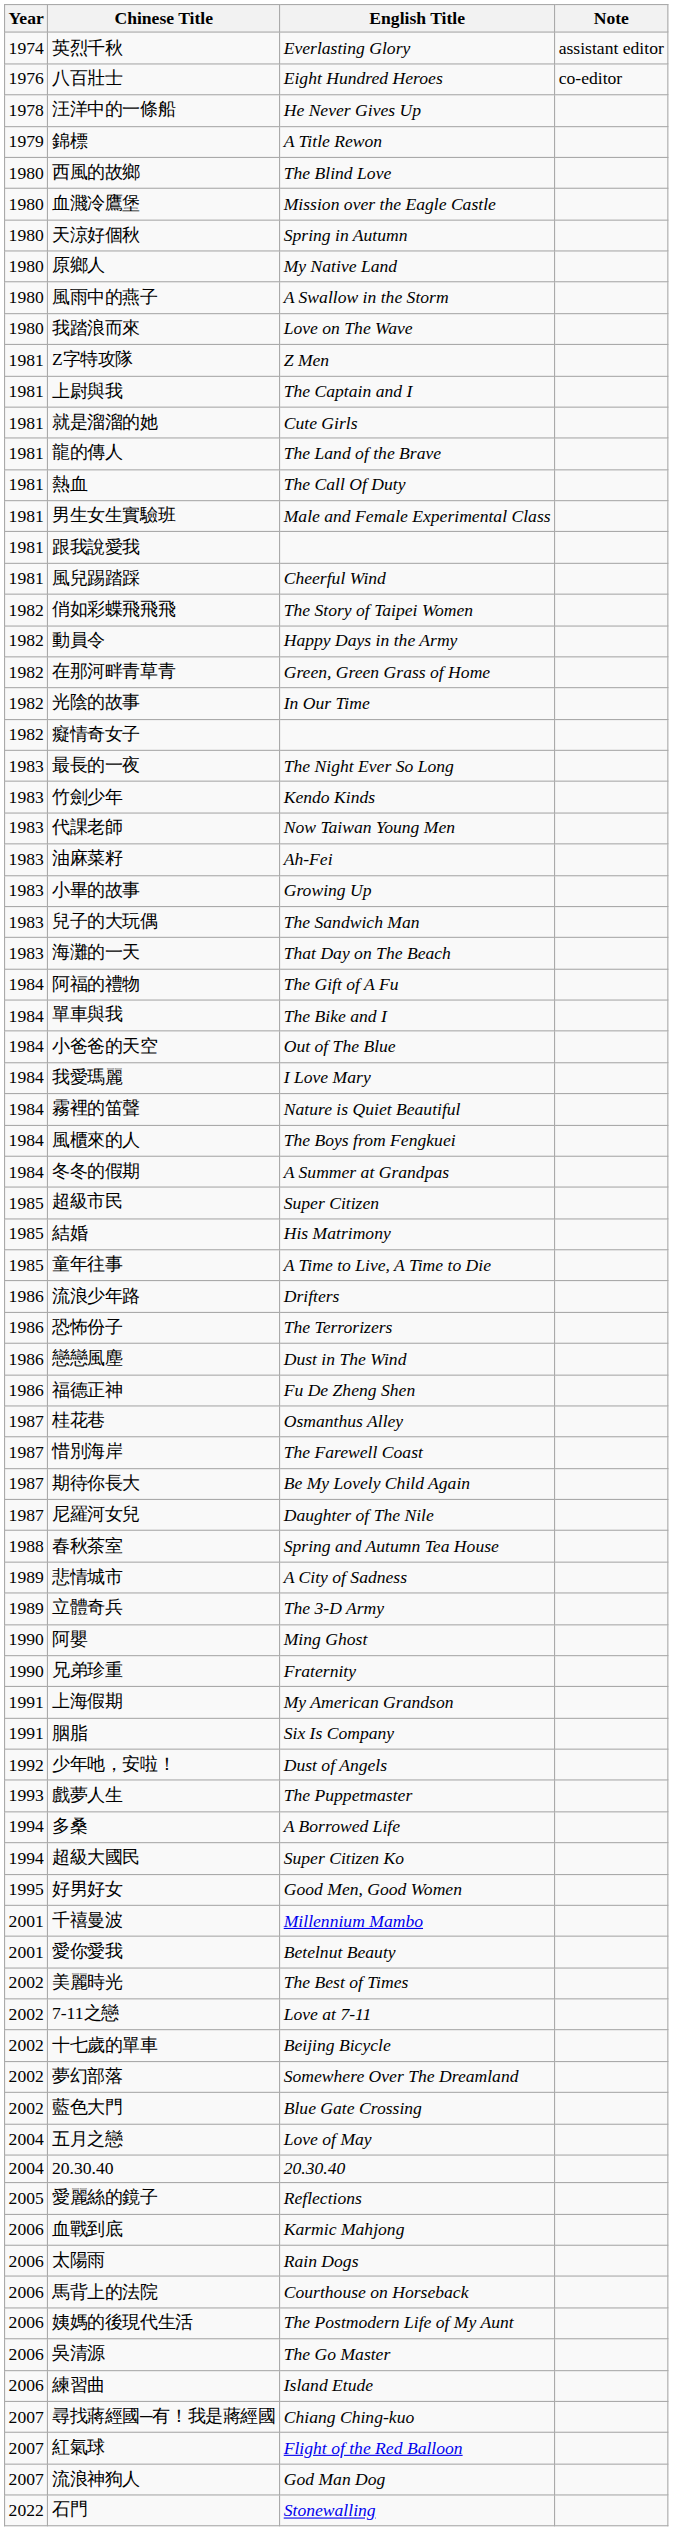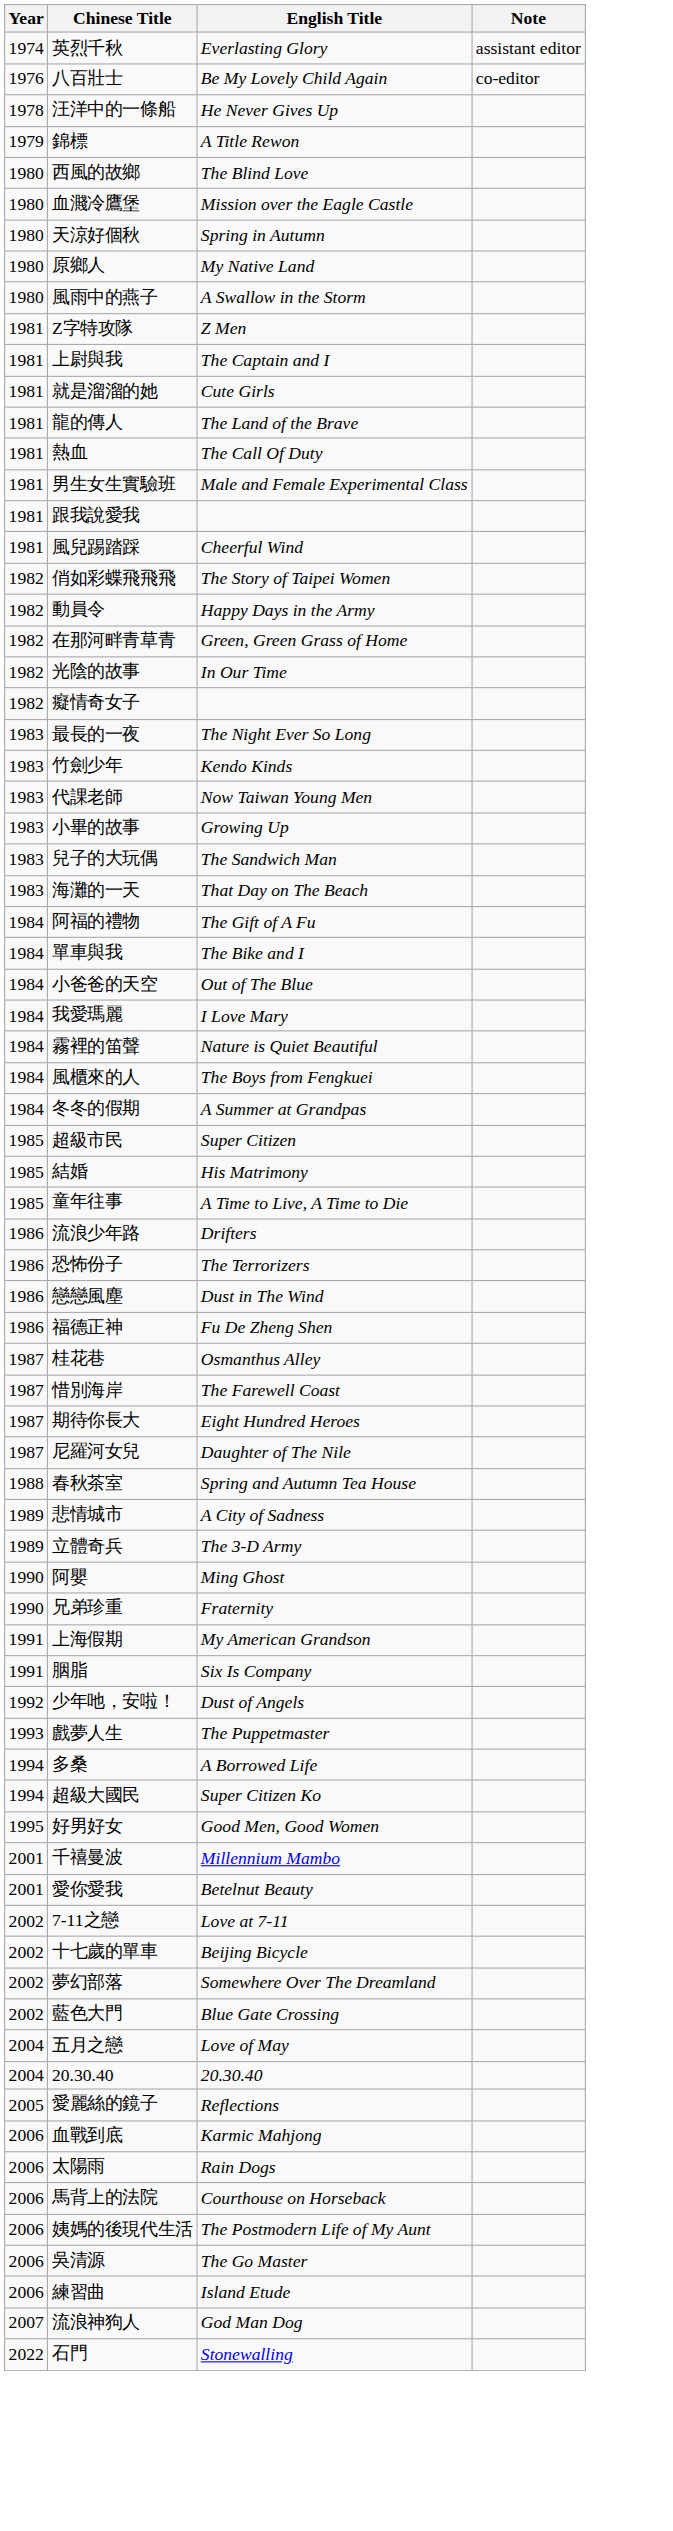(363, 79) Eight Hundred Heroes -> (294, 79) Be My Lovely Child Again
- row: (96, 328)
- row: (87, 858)
(377, 1483) Be My Lovely Child Again -> (280, 1421) Eight Hundred Heroes
- row: (87, 1982)
- row: (164, 2416)
- row: (78, 2447)
